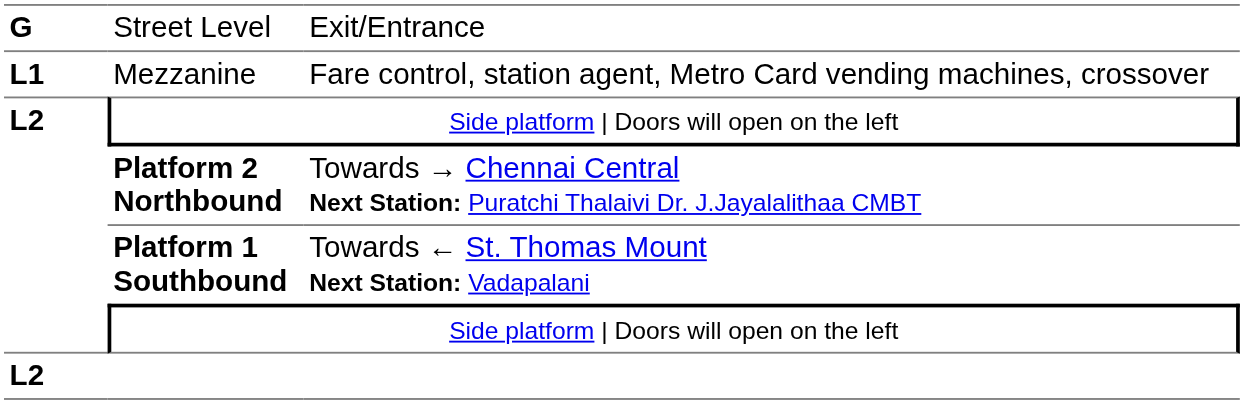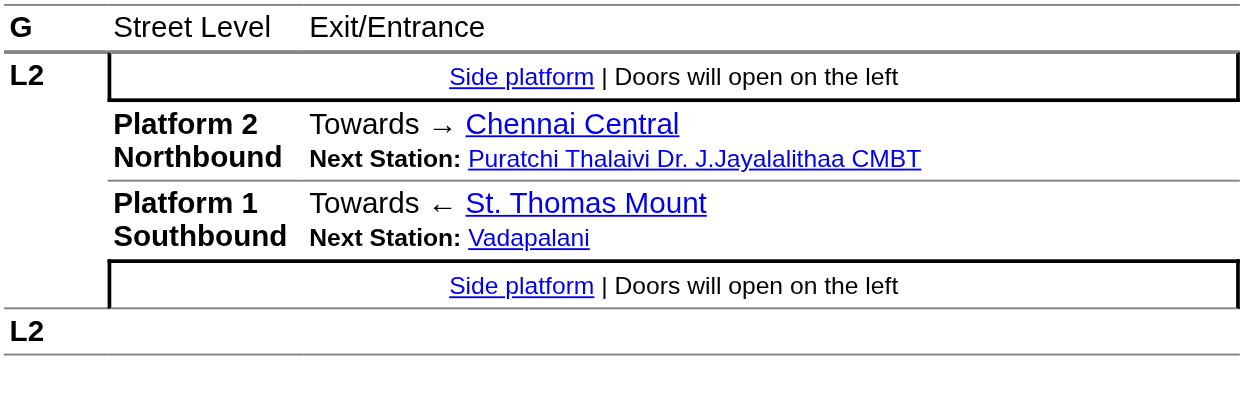- row: (185, 73)
